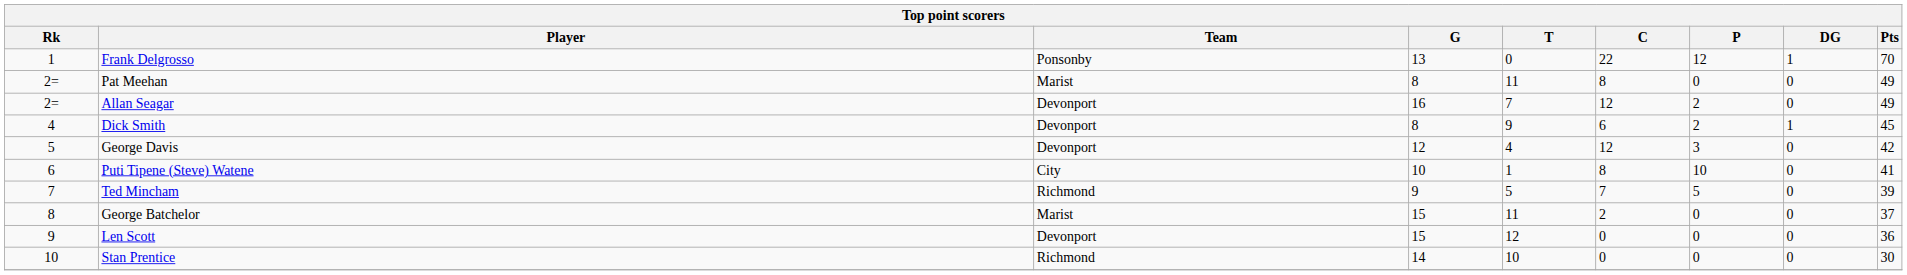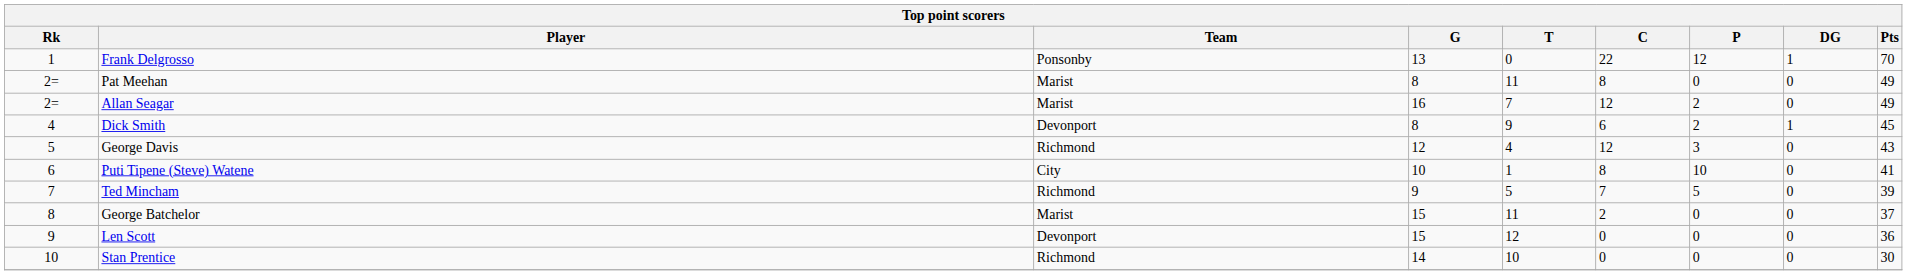(1067, 103) Devonport -> (1055, 103) Marist
(1067, 147) Devonport -> (1066, 147) Richmond
(1887, 147) 42 -> (1887, 147) 43
